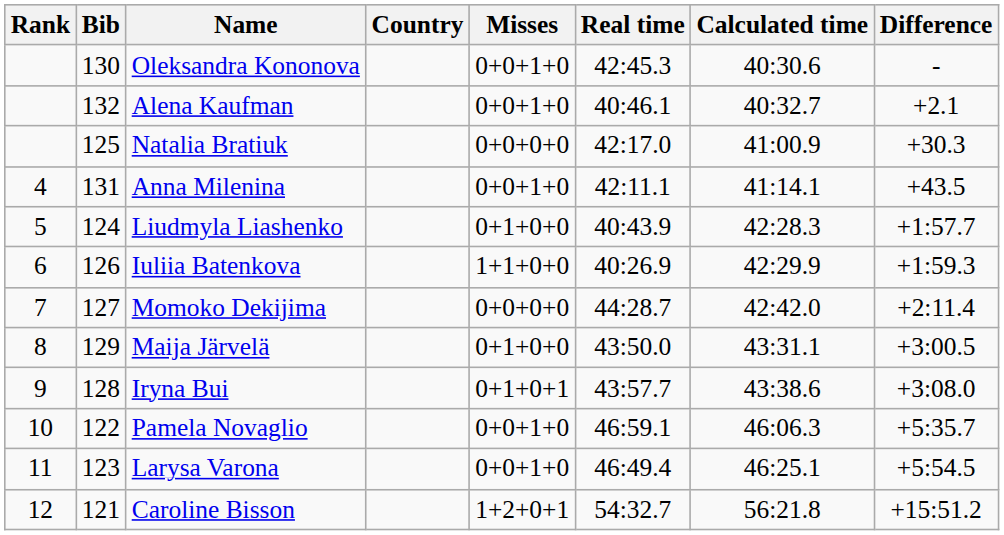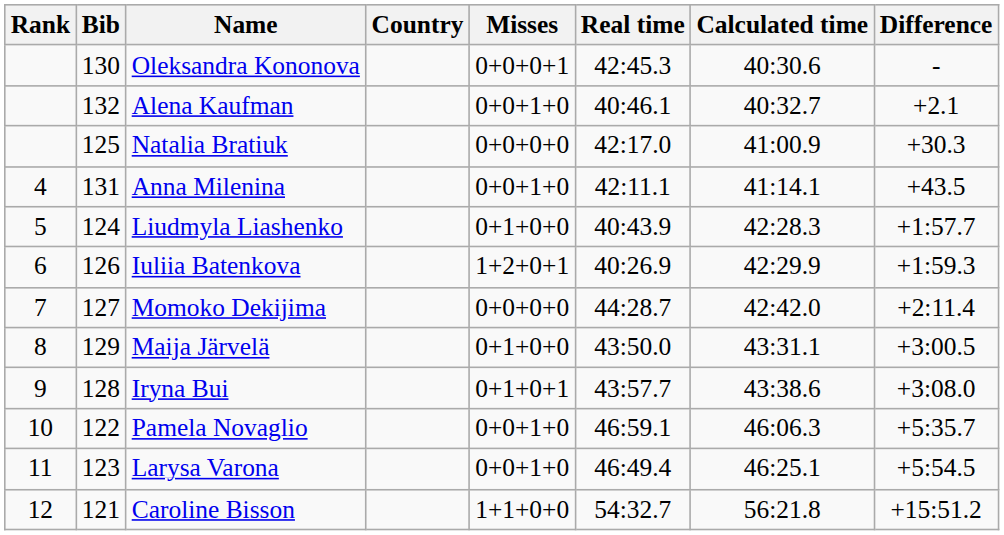(522, 65) 0+0+1+0 -> (522, 65) 0+0+0+1
(522, 266) 1+1+0+0 -> (522, 266) 1+2+0+1
(522, 508) 1+2+0+1 -> (522, 508) 1+1+0+0
